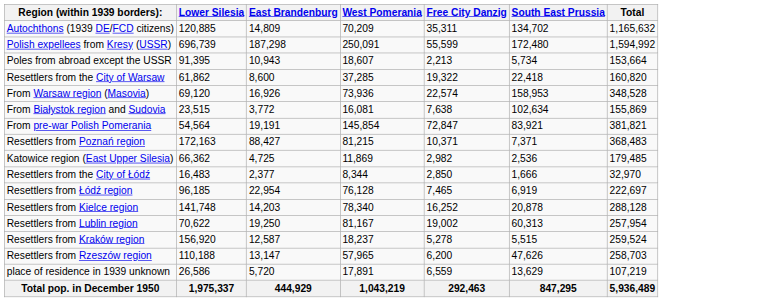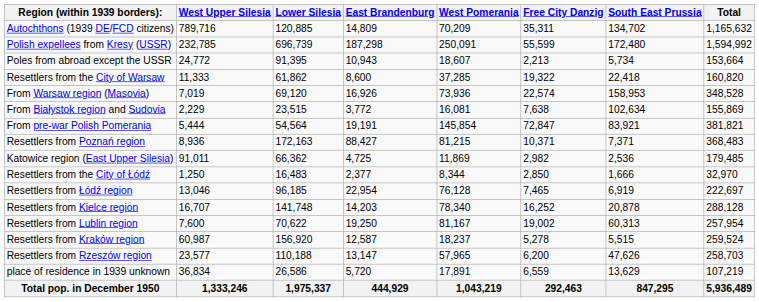+ column: (225, 12)
